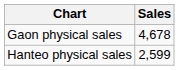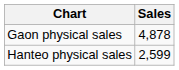(154, 34) 4,678 -> (154, 34) 4,878
